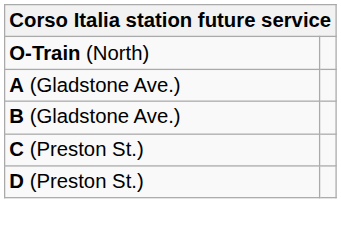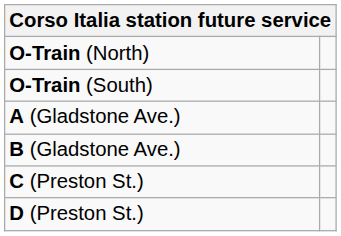+ row: (81, 85)
